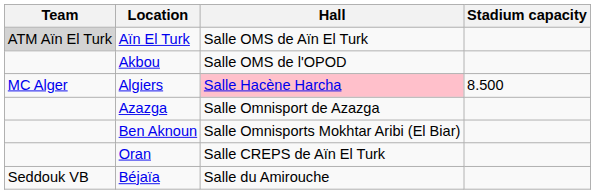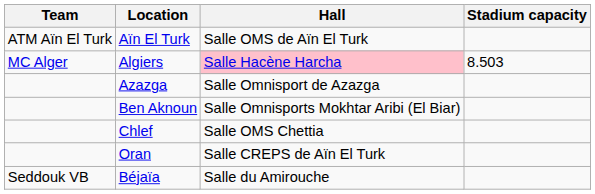(60, 39) lightgrey background -> (60, 39) no background
- row: (139, 62)
(485, 85) 8.500 -> (485, 62) 8.503
+ row: (136, 131)
